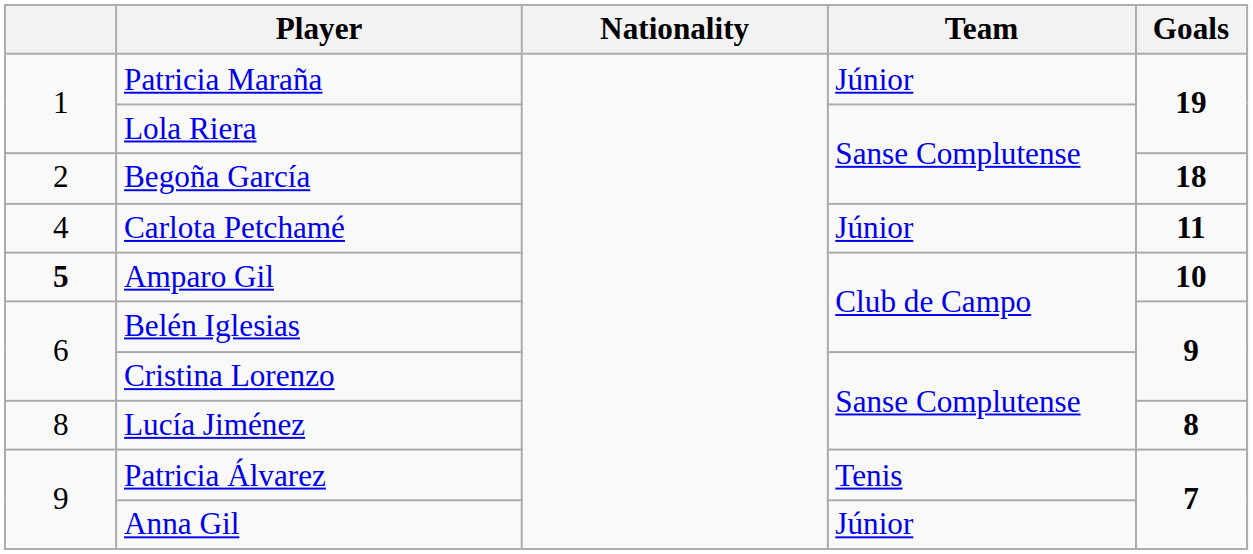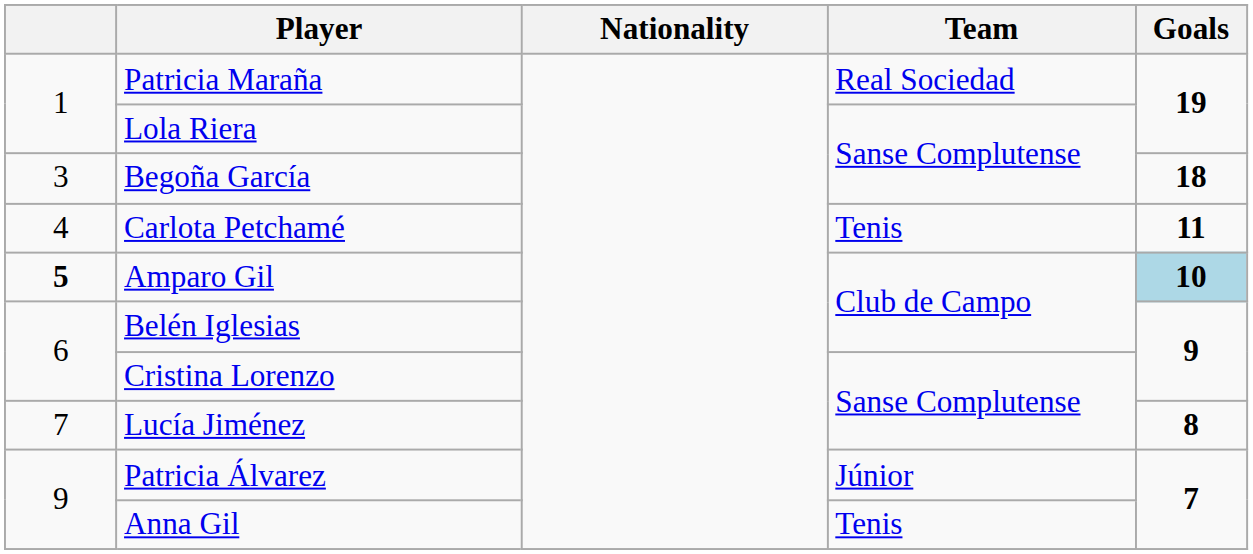(874, 78) Júnior -> (925, 78) Real Sociedad
(61, 177) 2 -> (61, 177) 3
(874, 227) Júnior -> (869, 227) Tenis
(1191, 276) no background -> (1191, 276) lightblue background
(61, 425) 8 -> (61, 425) 7
(869, 474) Tenis -> (874, 474) Júnior
(874, 524) Júnior -> (869, 524) Tenis
